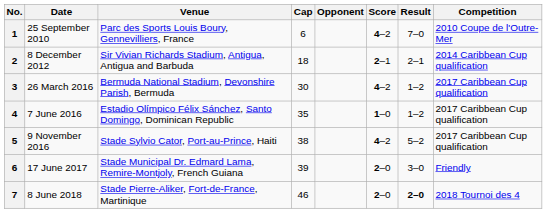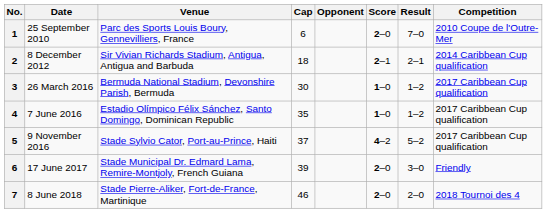(382, 33) 4–2 -> (382, 33) 2–0
(382, 87) 4–2 -> (382, 87) 1–0
(303, 141) 38 -> (303, 141) 37
(416, 195) bold -> (416, 195) normal
